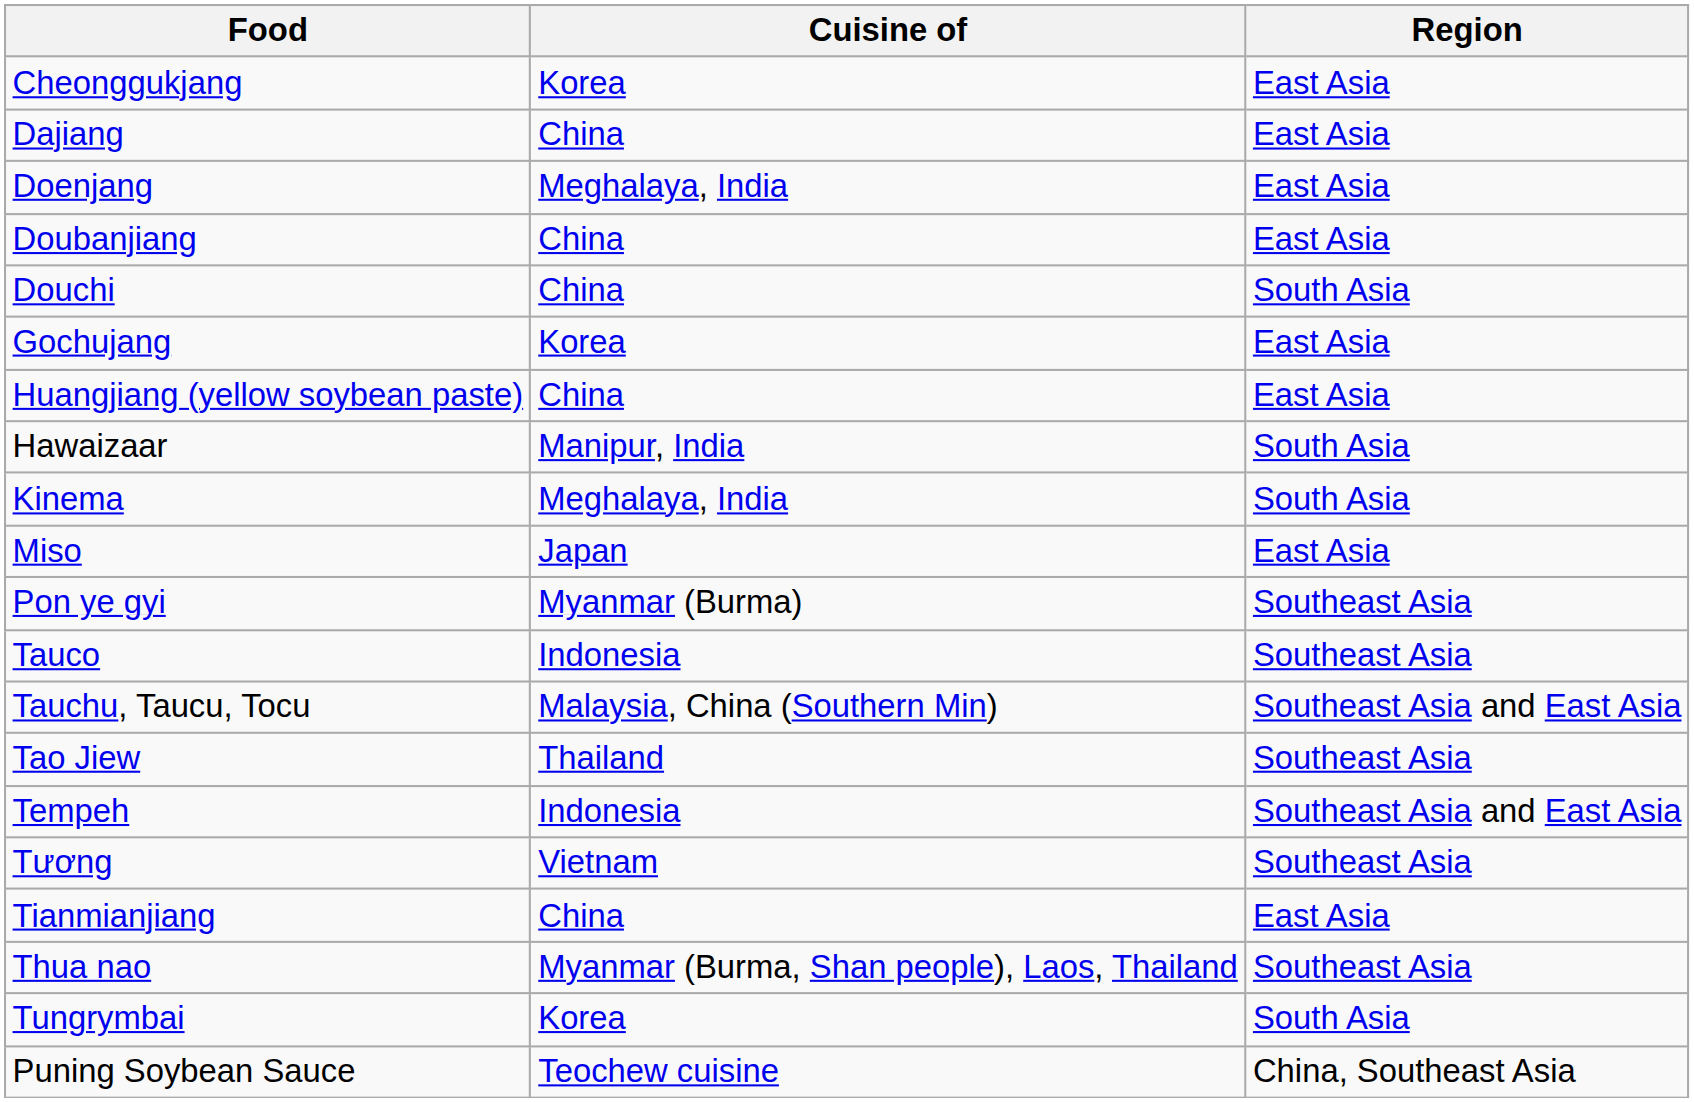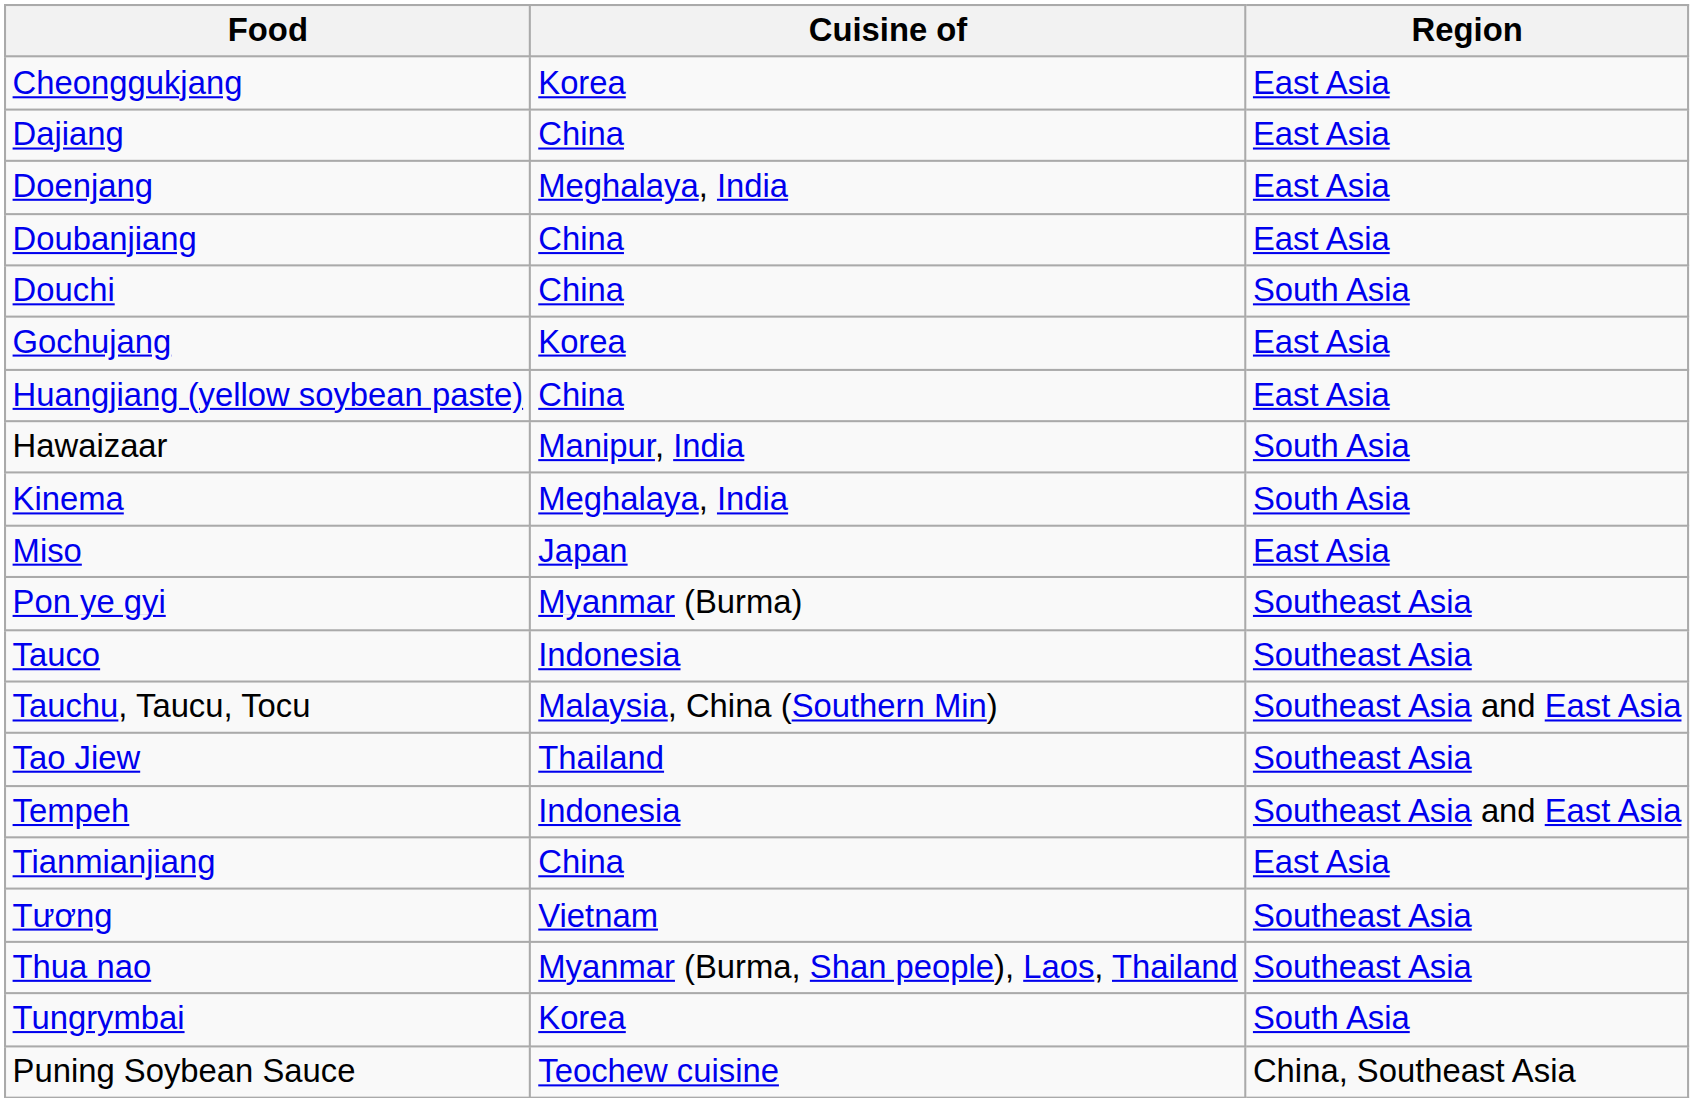rows swapped: (114, 914) <-> (63, 862)
